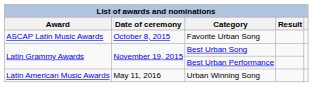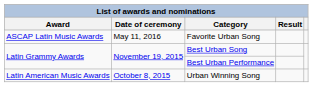(142, 37) October 8, 2015 -> (137, 37) May 11, 2016
(137, 75) May 11, 2016 -> (142, 75) October 8, 2015
